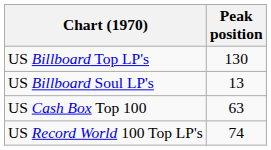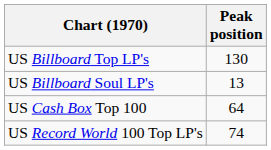(236, 108) 63 -> (236, 108) 64
